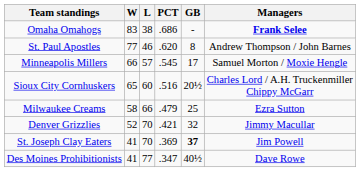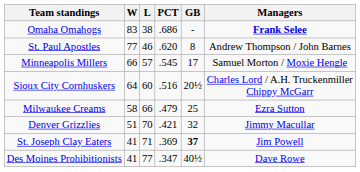(132, 85) 65 -> (132, 85) 64
(132, 125) 52 -> (132, 125) 51
(147, 141) 70 -> (147, 141) 71
